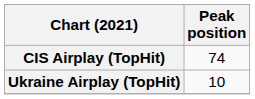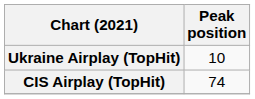rows swapped: (94, 57) <-> (94, 81)
